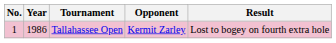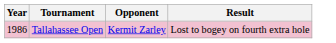- column: (14, 13)
